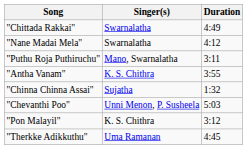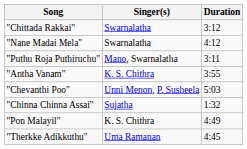(212, 27) 4:49 -> (212, 27) 3:12
rows swapped: (38, 105) <-> (50, 90)
(212, 121) 3:12 -> (212, 121) 4:49
